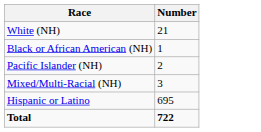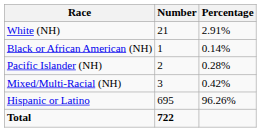+ column: (228, 13)
